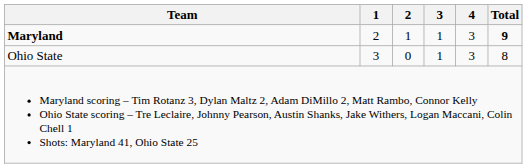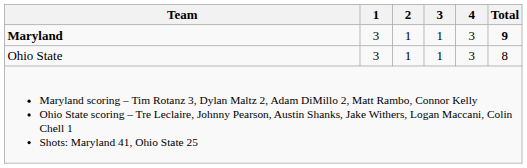(376, 35) 2 -> (376, 35) 3
(408, 55) 0 -> (408, 55) 1
